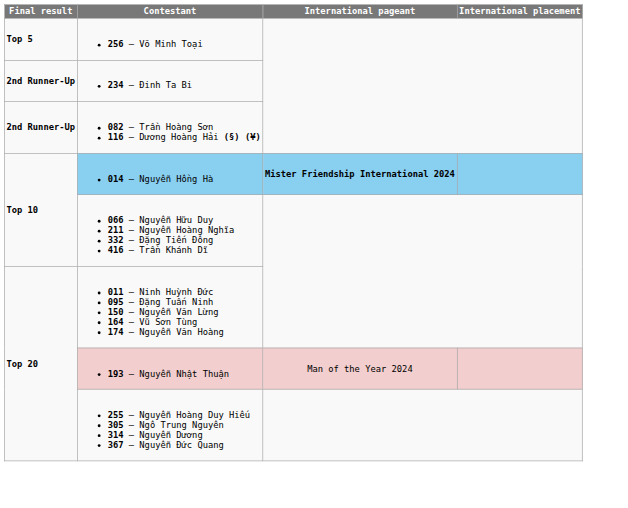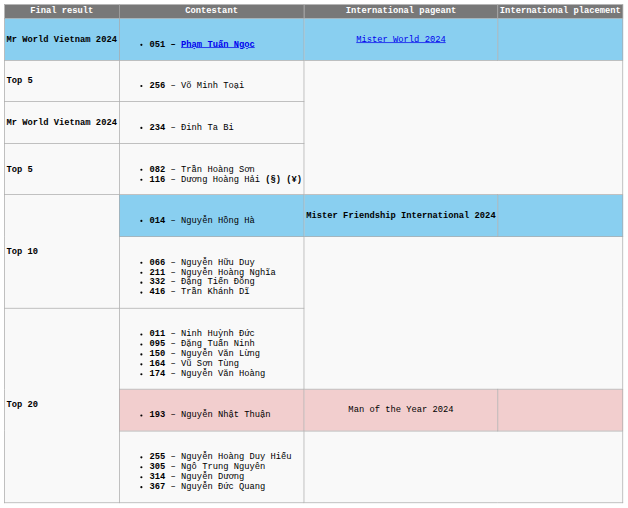+ row: (212, 45)
(41, 81) 2nd Runner-Up -> (62, 123) Mr World Vietnam 2024
(41, 128) 2nd Runner-Up -> (20, 170) Top 5
